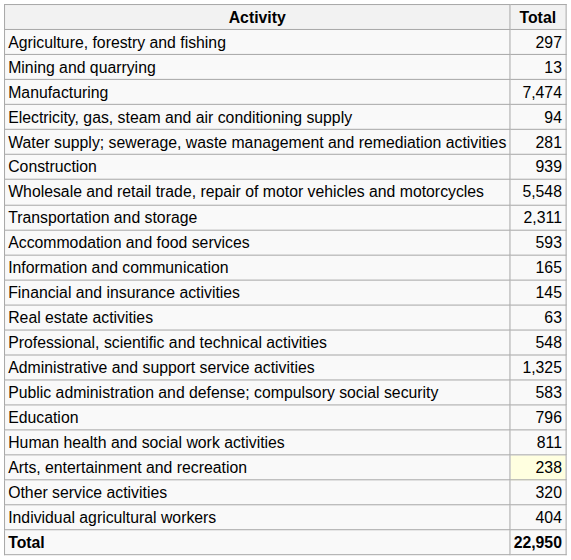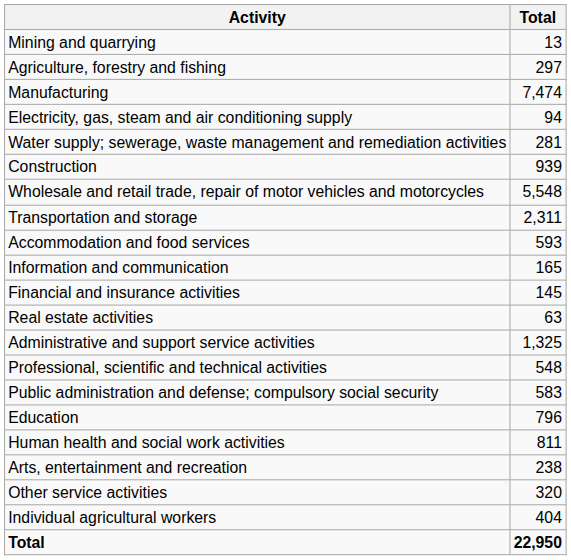rows swapped: (117, 42) <-> (82, 67)
rows swapped: (168, 343) <-> (161, 368)
(549, 468) lightyellow background -> (549, 468) no background
